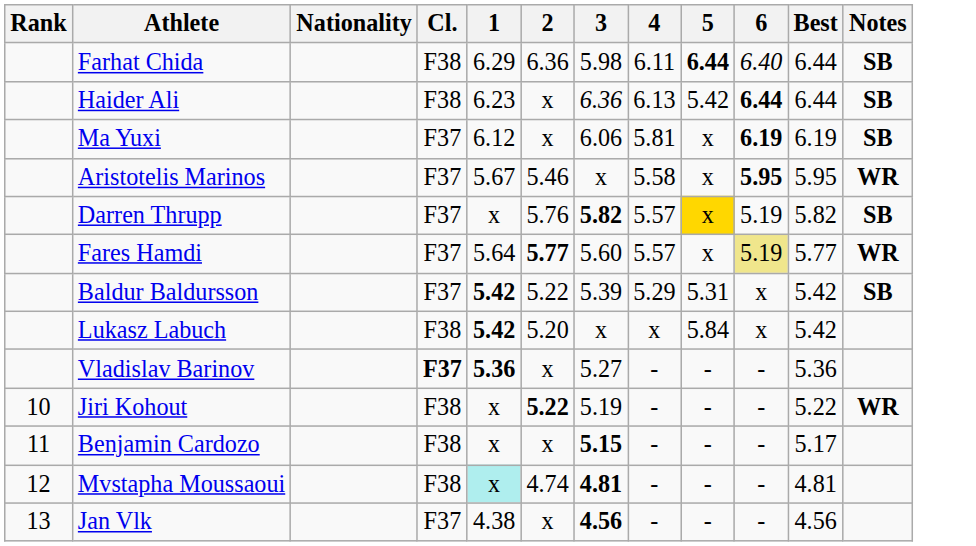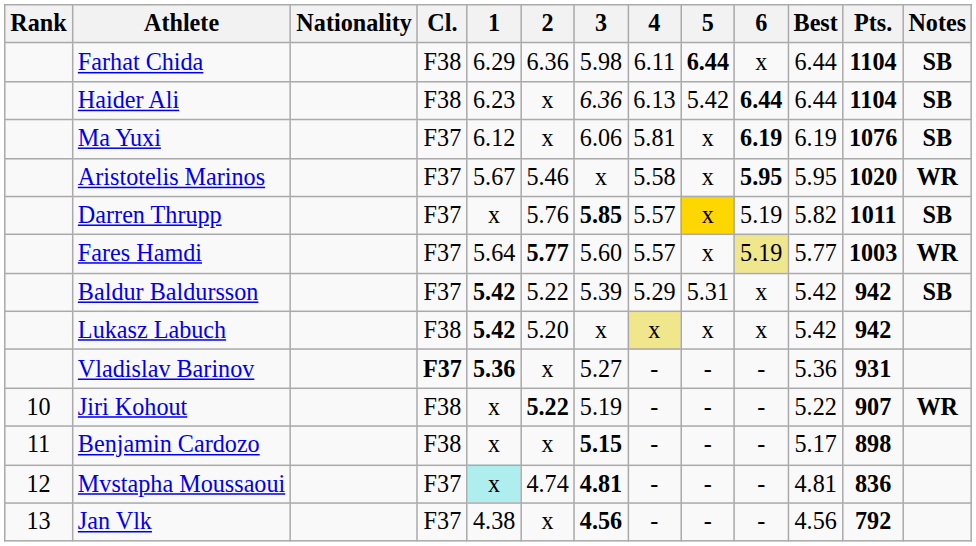+ column: (873, 23)
(761, 61) 6.40 -> (761, 61) x
(601, 215) 5.82 -> (601, 215) 5.85
(654, 330) no background -> (654, 330) khaki background
(708, 330) 5.84 -> (708, 330) x
(442, 483) F38 -> (442, 483) F37
